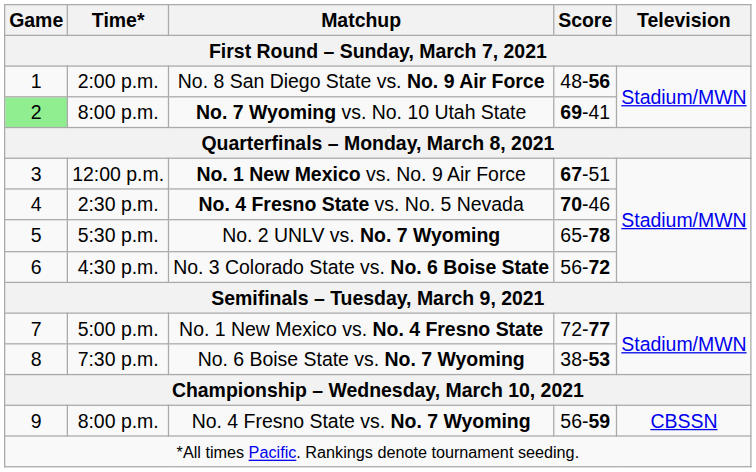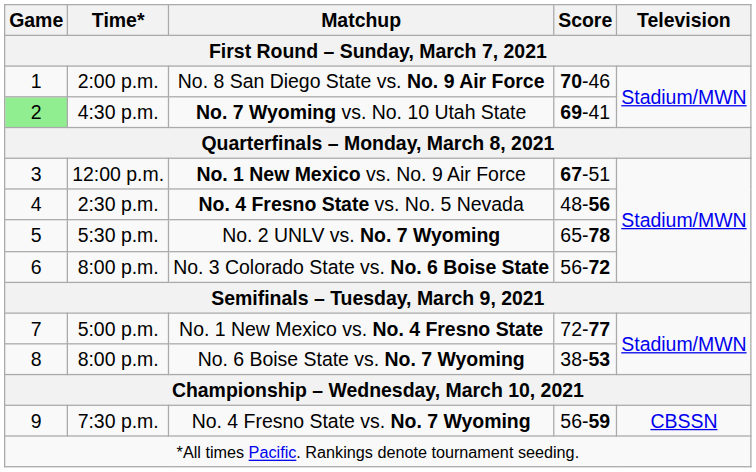(585, 82) 48-56 -> (585, 82) 70-46
(118, 113) 8:00 p.m. -> (118, 113) 4:30 p.m.
(585, 205) 70-46 -> (585, 205) 48-56
(118, 267) 4:30 p.m. -> (118, 267) 8:00 p.m.
(118, 359) 7:30 p.m. -> (118, 359) 8:00 p.m.
(118, 421) 8:00 p.m. -> (118, 421) 7:30 p.m.
